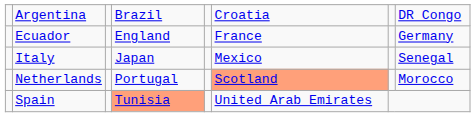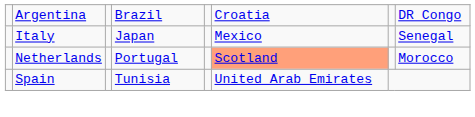- row: (43, 37)
(142, 101) lightsalmon background -> (142, 80) no background
